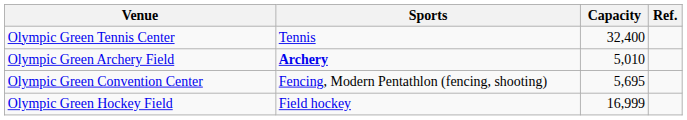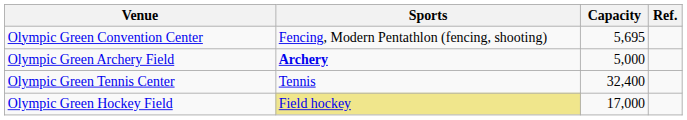rows swapped: (91, 37) <-> (105, 81)
(629, 59) 5,010 -> (629, 59) 5,000
(315, 103) no background -> (315, 103) khaki background
(626, 103) 16,999 -> (626, 103) 17,000
